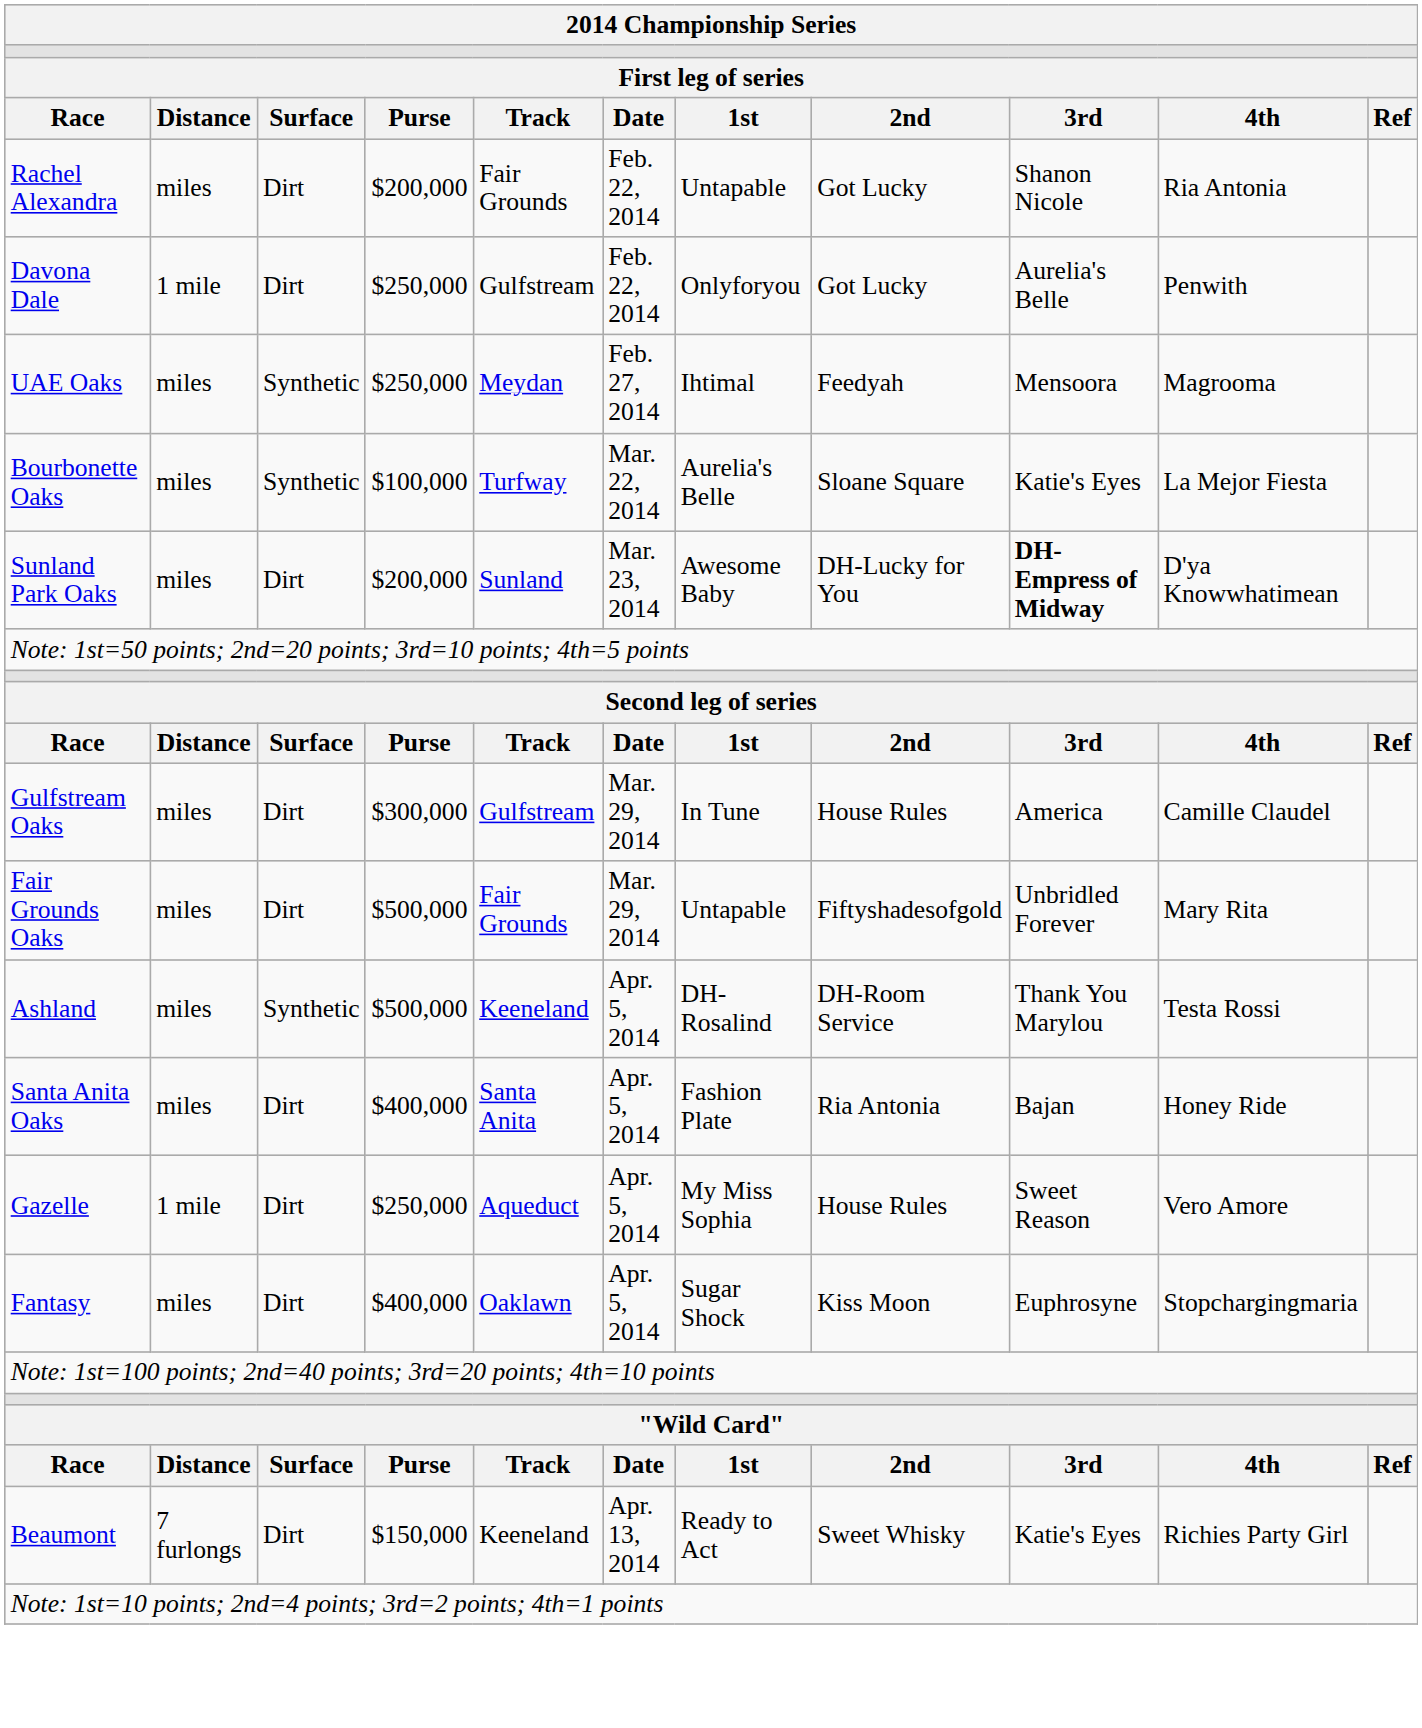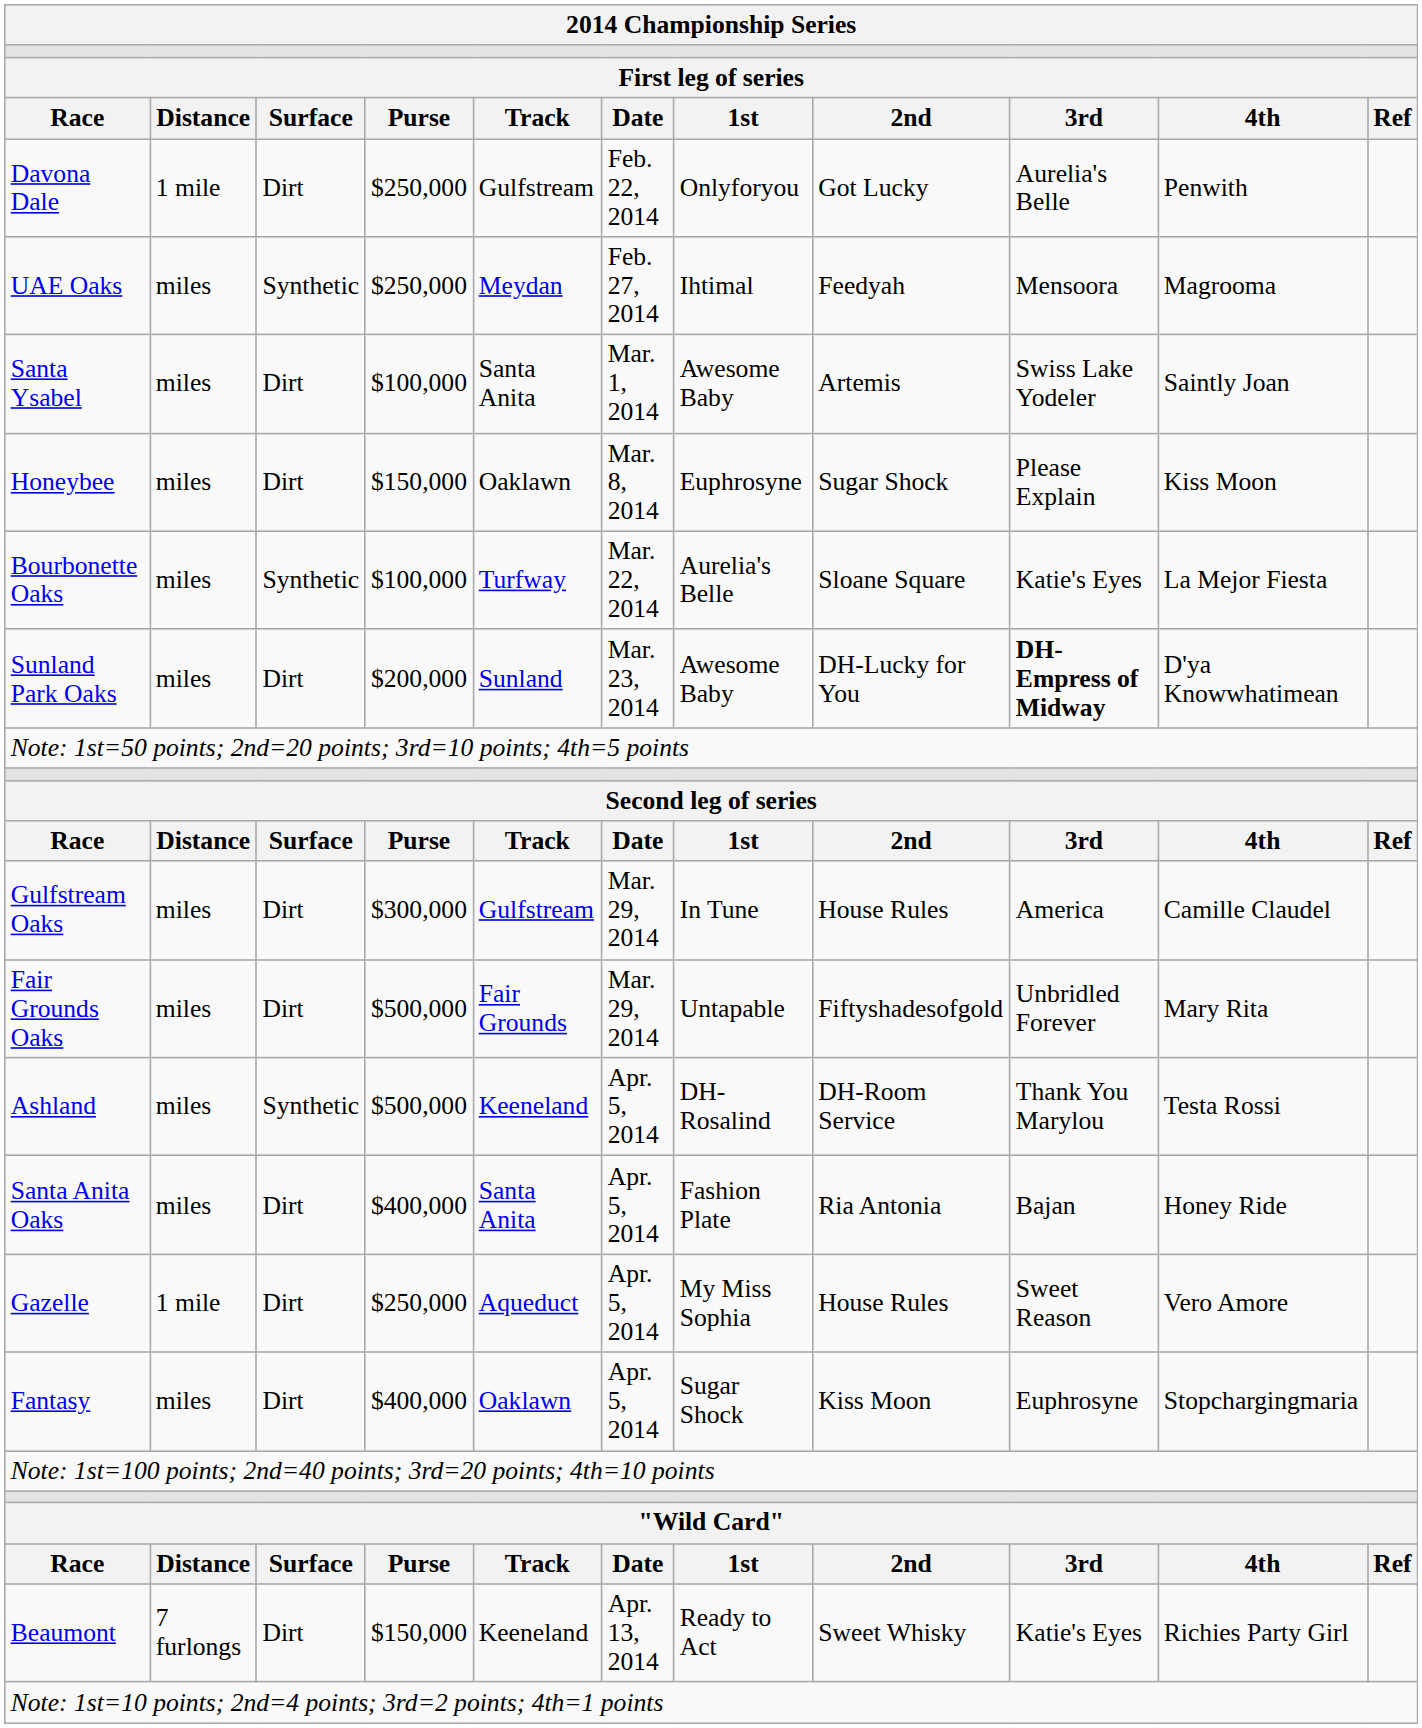- row: (64, 187)
+ row: (46, 383)
+ row: (63, 481)
